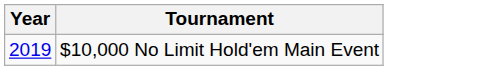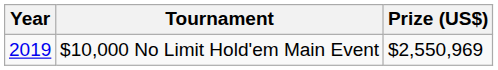+ column: (438, 19)
